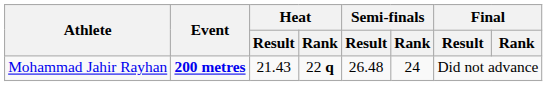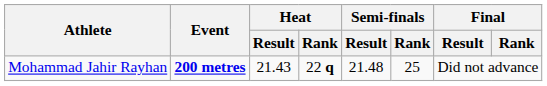(366, 68) 26.48 -> (366, 68) 21.48
(412, 68) 24 -> (412, 68) 25
